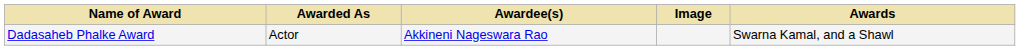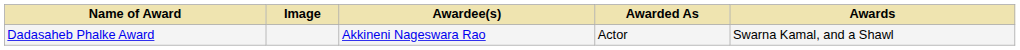columns swapped: (693, 14) <-> (333, 14)
